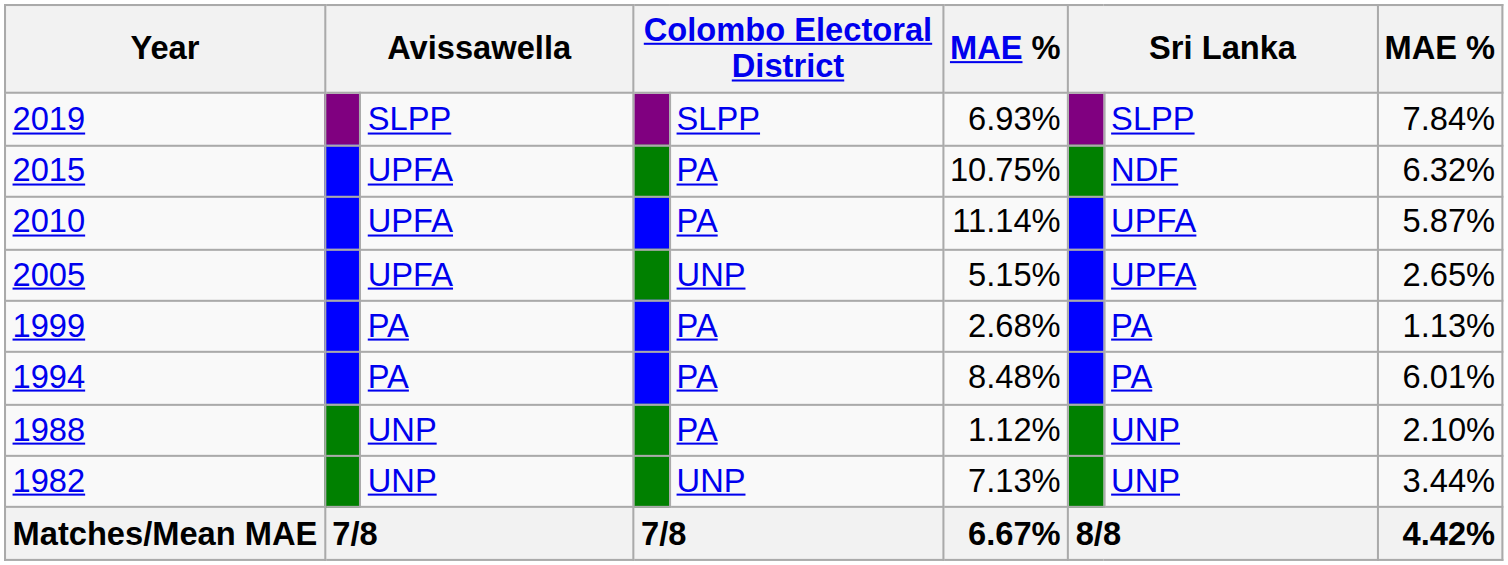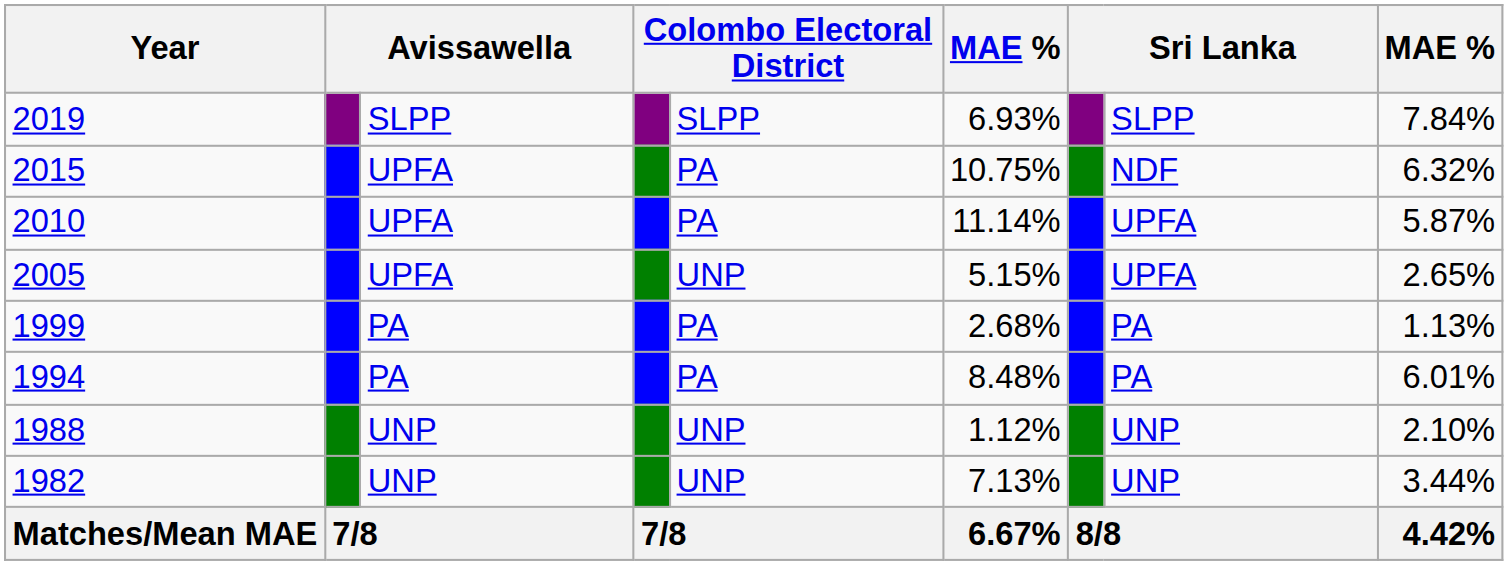(697, 429) PA -> (711, 429) UNP
